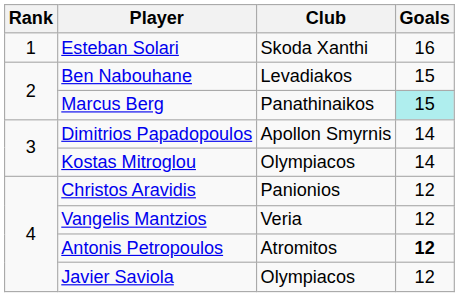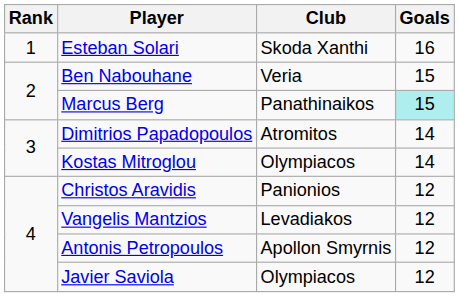(306, 76) Levadiakos -> (281, 76) Veria
(326, 133) Apollon Smyrnis -> (299, 133) Atromitos
(281, 219) Veria -> (306, 219) Levadiakos
(299, 248) Atromitos -> (326, 248) Apollon Smyrnis
(425, 248) bold -> (425, 248) normal
